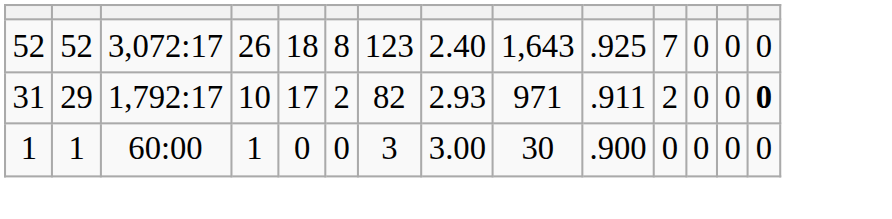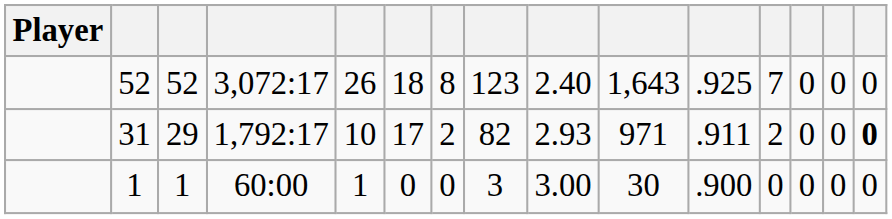+ column: (58, 30)
